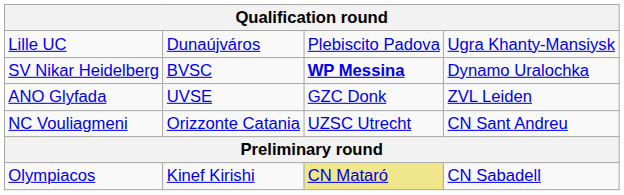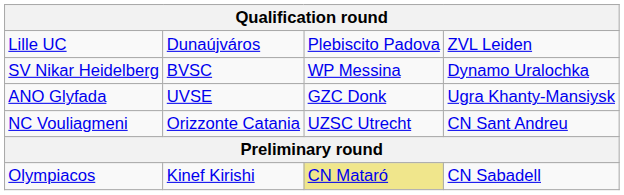(531, 44) Ugra Khanty-Mansiysk -> (490, 44) ZVL Leiden
(356, 70) bold -> (354, 70) normal
(490, 96) ZVL Leiden -> (531, 96) Ugra Khanty-Mansiysk
